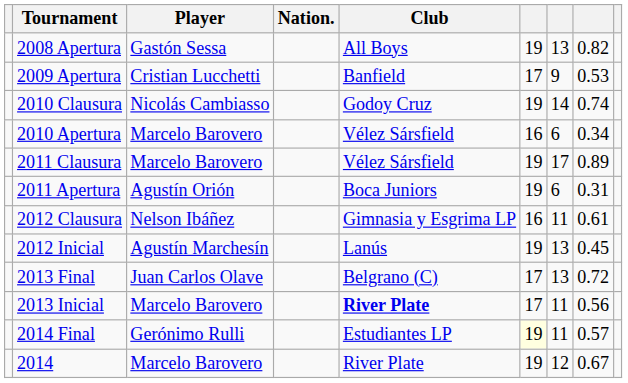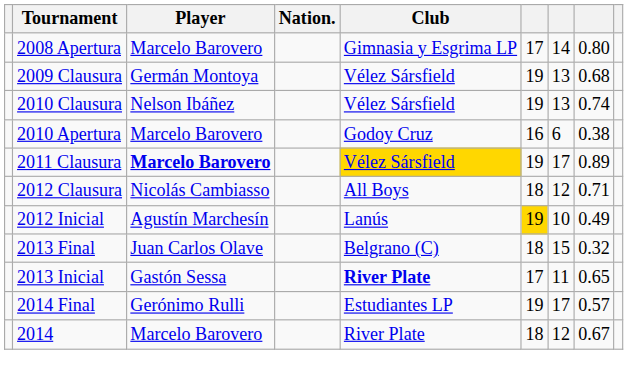(178, 47) Gastón Sessa -> (196, 47) Marcelo Barovero
(375, 47) All Boys -> (430, 47) Gimnasia y Esgrima LP
(533, 47) 19 -> (534, 47) 17
(560, 47) 13 -> (561, 47) 14
(593, 47) 0.82 -> (594, 47) 0.80
+ row: (70, 76)
- row: (69, 76)
(200, 104) Nicolás Cambiasso -> (182, 104) Nelson Ibáñez
(387, 104) Godoy Cruz -> (399, 104) Vélez Sársfield
(560, 104) 14 -> (561, 104) 13
(398, 133) Vélez Sársfield -> (388, 133) Godoy Cruz
(593, 133) 0.34 -> (594, 133) 0.38
(196, 162) normal -> (200, 162) bold
(398, 162) no background -> (399, 162) gold background
- row: (69, 190)
(182, 219) Nelson Ibáñez -> (200, 190) Nicolás Cambiasso
(429, 219) Gimnasia y Esgrima LP -> (376, 190) All Boys
(533, 219) 16 -> (534, 190) 18
(560, 219) 11 -> (561, 190) 12
(593, 219) 0.61 -> (594, 190) 0.71
(533, 248) no background -> (534, 219) gold background
(560, 248) 13 -> (561, 219) 10
(593, 248) 0.45 -> (594, 219) 0.49
(533, 276) 17 -> (534, 248) 18
(560, 276) 13 -> (561, 248) 15
(593, 276) 0.72 -> (594, 248) 0.32
(196, 305) Marcelo Barovero -> (178, 276) Gastón Sessa
(593, 305) 0.56 -> (594, 276) 0.65
(533, 334) lightyellow background -> (534, 305) no background
(560, 334) 11 -> (561, 305) 17
(533, 362) 19 -> (534, 334) 18
